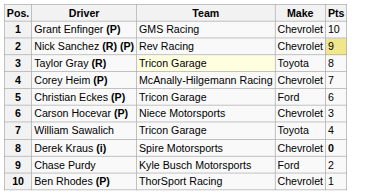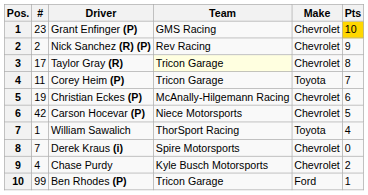+ column: (40, 13)
(334, 30) no background -> (351, 30) gold background
(331, 47) khaki background -> (348, 47) no background
(293, 63) Toyota -> (317, 63) Chevrolet
(206, 80) McAnally-Hilgemann Racing -> (190, 80) Tricon Garage
(300, 80) Chevrolet -> (310, 80) Toyota
(173, 97) Tricon Garage -> (223, 97) McAnally-Hilgemann Racing
(288, 97) Ford -> (317, 97) Chevrolet
(331, 114) 3 -> (348, 114) 5
(173, 131) Tricon Garage -> (197, 131) ThorSport Racing
(331, 148) bold -> (348, 148) normal
(288, 165) Ford -> (317, 165) Chevrolet
(181, 181) ThorSport Racing -> (190, 181) Tricon Garage
(300, 181) Chevrolet -> (305, 181) Ford
